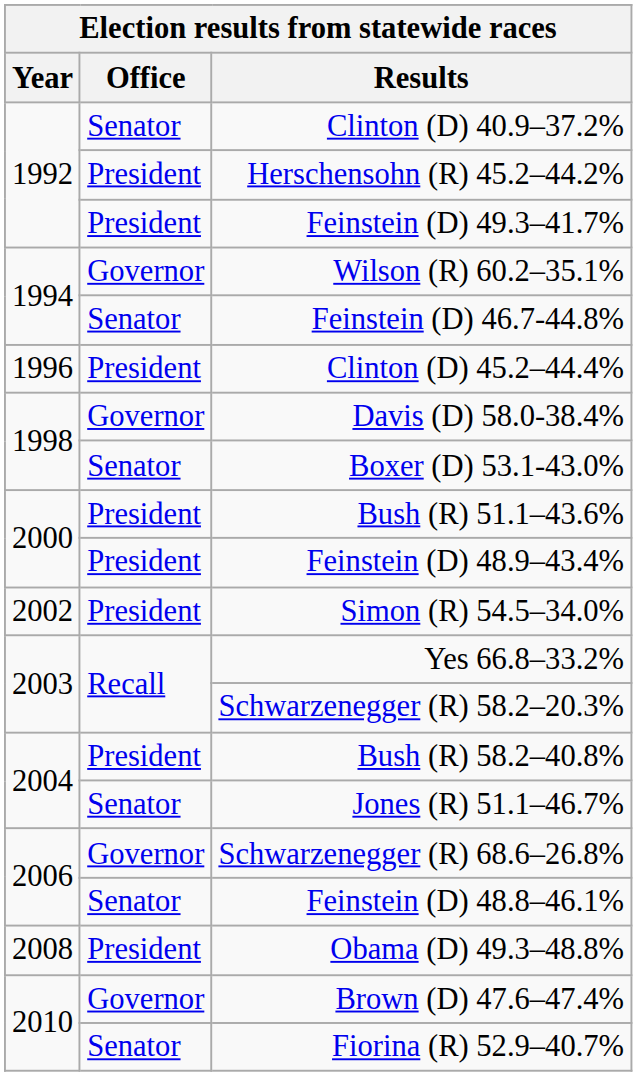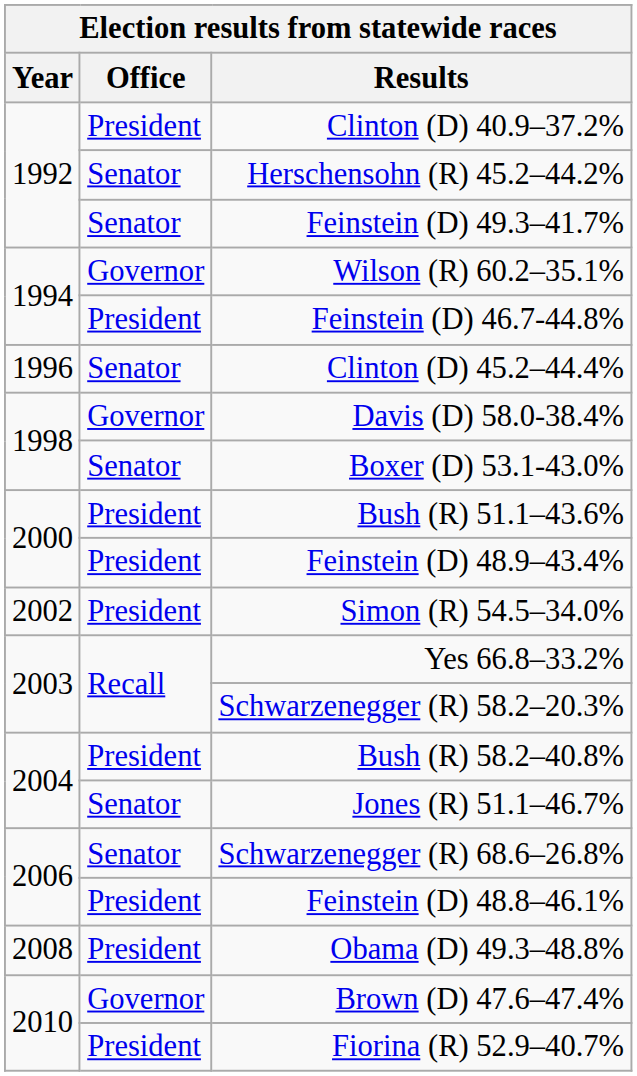(134, 125) Senator -> (144, 125) President
(144, 174) President -> (134, 174) Senator
(144, 222) President -> (134, 222) Senator
(134, 319) Senator -> (144, 319) President
(144, 367) President -> (134, 367) Senator
(146, 852) Governor -> (134, 852) Senator
(134, 901) Senator -> (144, 901) President
(134, 1046) Senator -> (144, 1046) President
